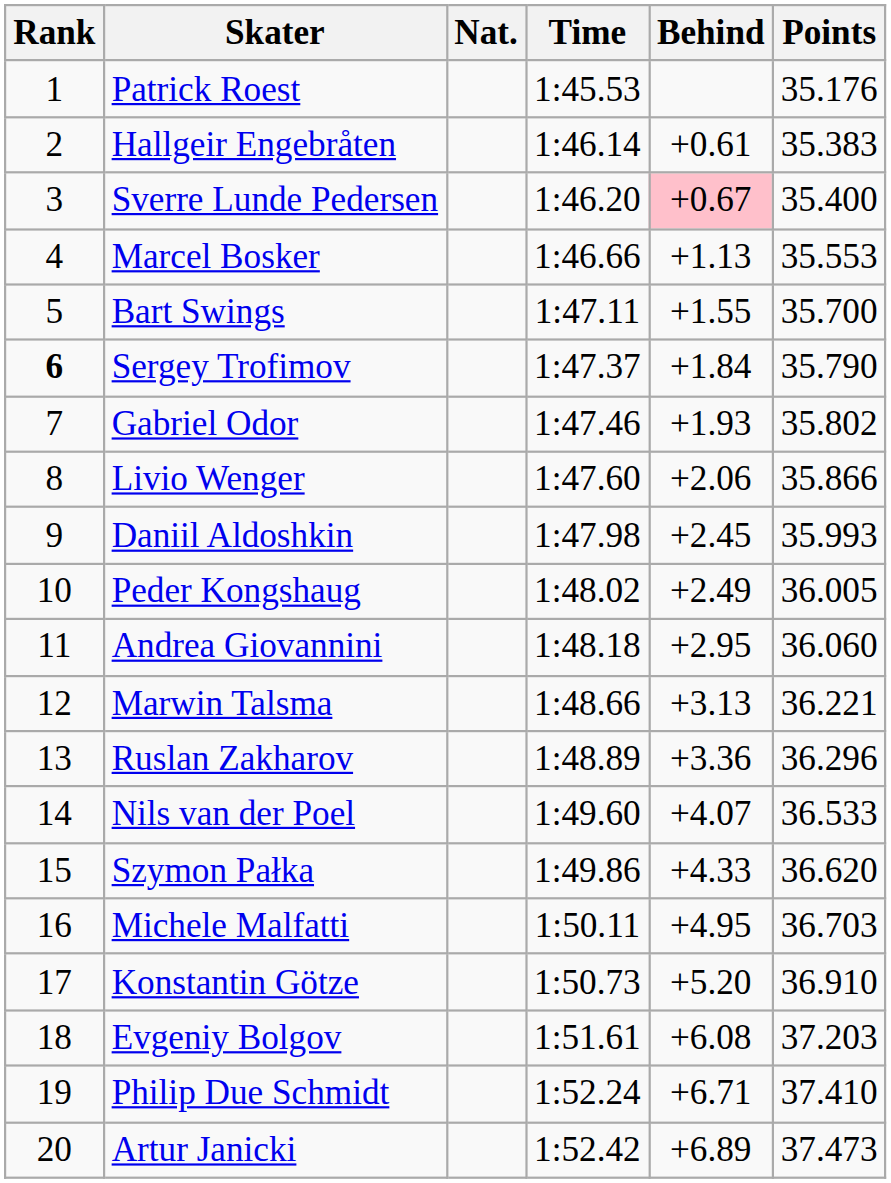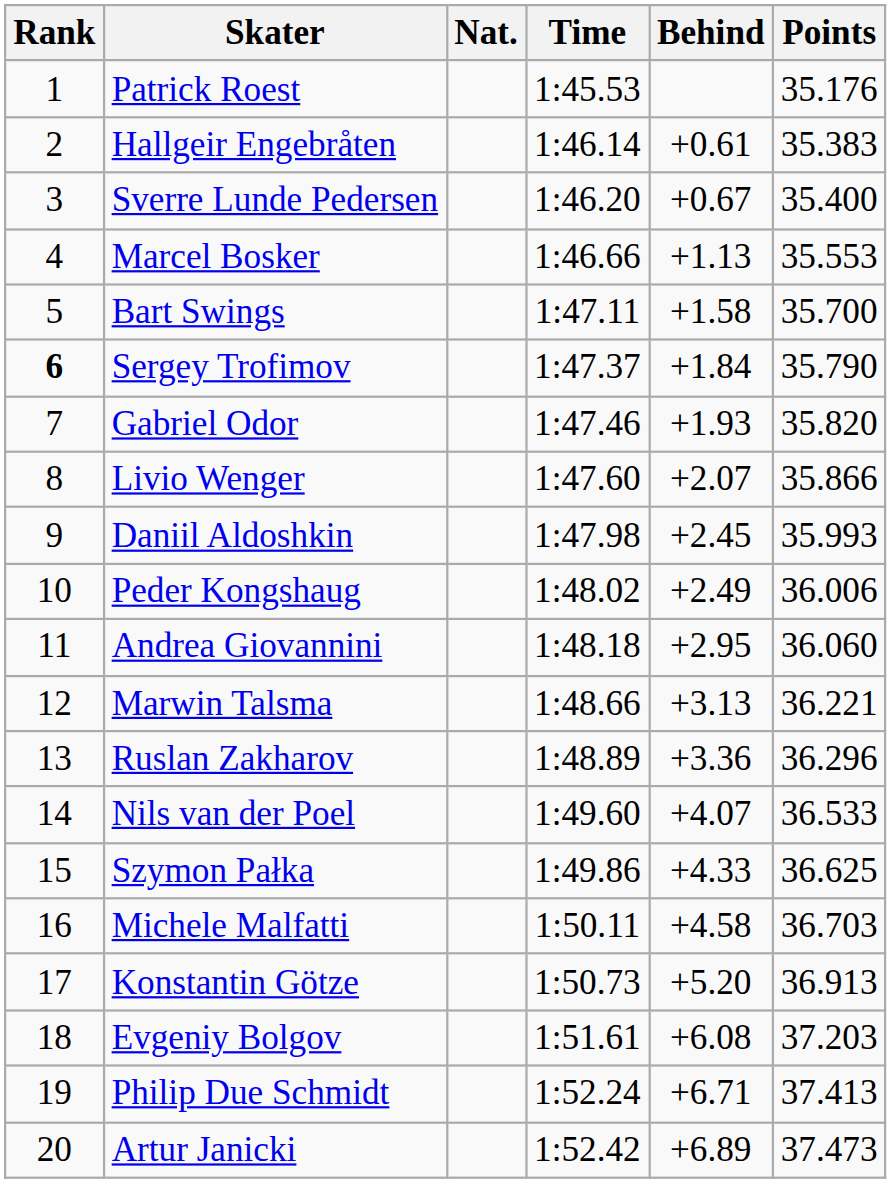(711, 199) pink background -> (711, 199) no background
(711, 311) +1.55 -> (711, 311) +1.58
(829, 423) 35.802 -> (829, 423) 35.820
(711, 479) +2.06 -> (711, 479) +2.07
(829, 590) 36.005 -> (829, 590) 36.006
(829, 869) 36.620 -> (829, 869) 36.625
(711, 925) +4.95 -> (711, 925) +4.58
(829, 981) 36.910 -> (829, 981) 36.913
(829, 1093) 37.410 -> (829, 1093) 37.413
